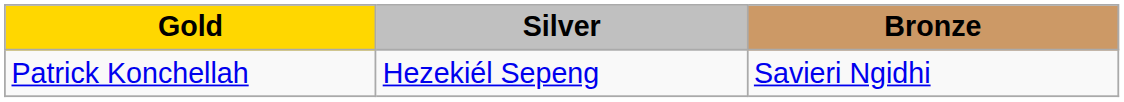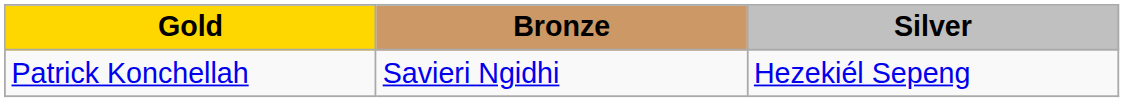columns swapped: (562, 27) <-> (933, 27)
